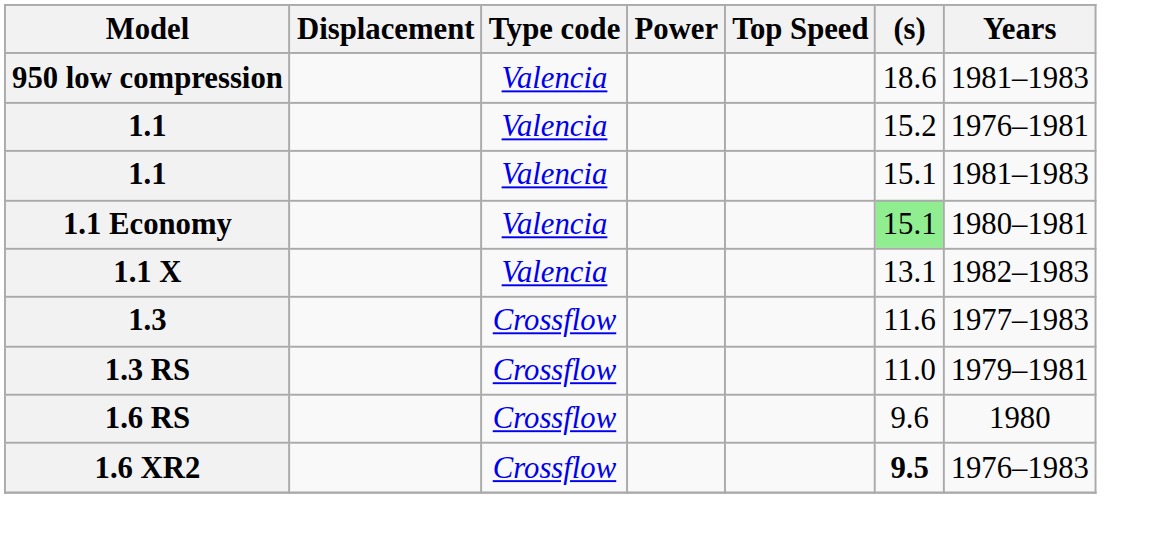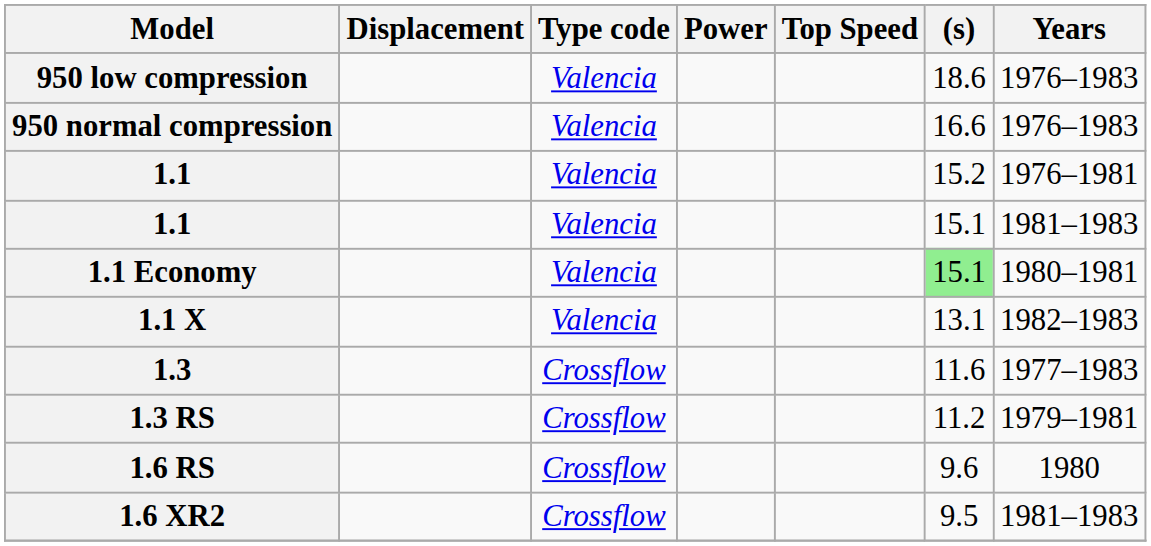(1020, 77) 1981–1983 -> (1069, 77) 1976–1983
+ row: (172, 126)
(910, 369) 11.0 -> (959, 418) 11.2
(910, 467) bold -> (959, 516) normal
(1020, 467) 1976–1983 -> (1069, 516) 1981–1983
